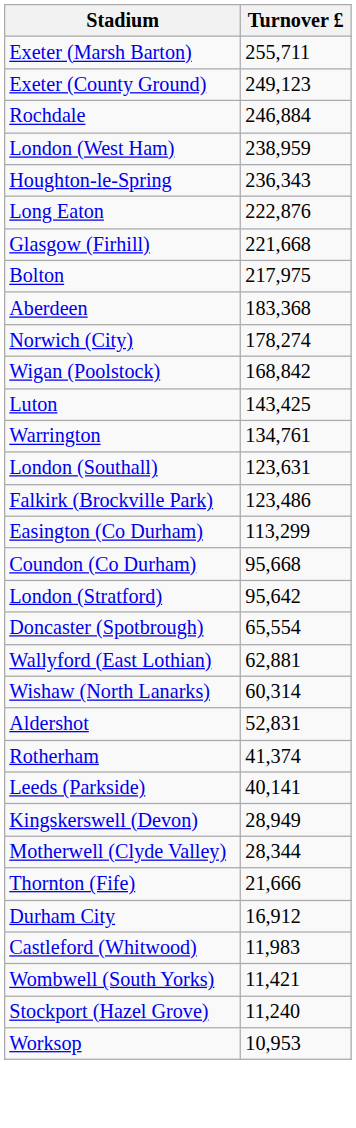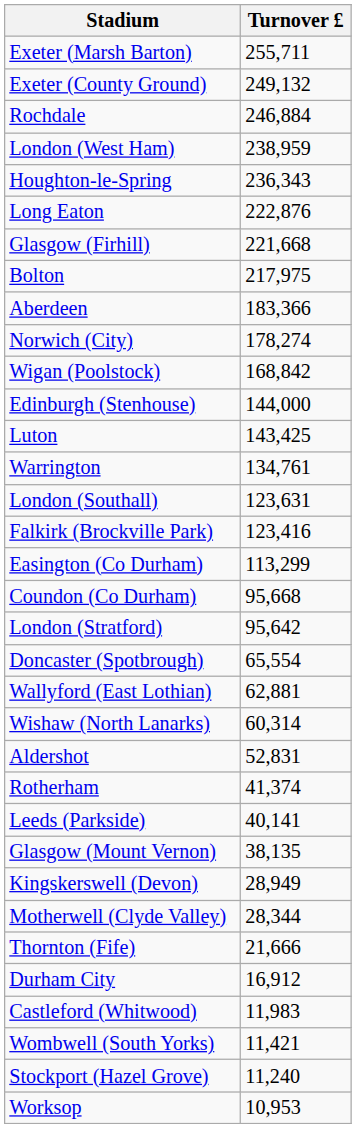(278, 84) 249,123 -> (278, 84) 249,132
(278, 308) 183,368 -> (278, 308) 183,366
+ row: (102, 404)
(278, 500) 123,486 -> (278, 532) 123,416
+ row: (113, 851)
